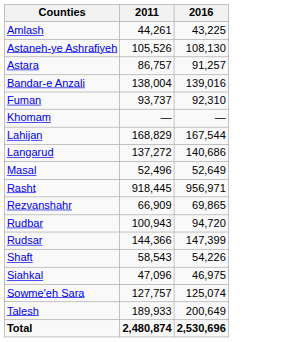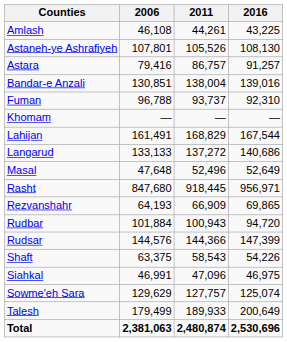+ column: (147, 13)
